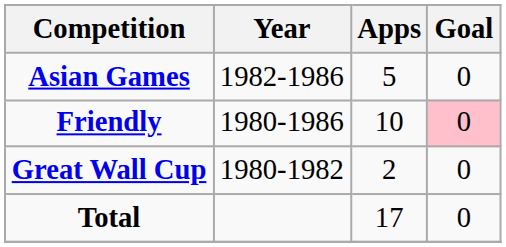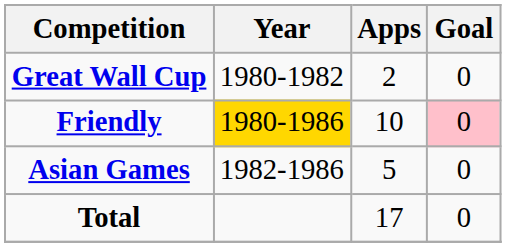rows swapped: (109, 170) <-> (109, 75)
(282, 123) no background -> (282, 123) gold background
